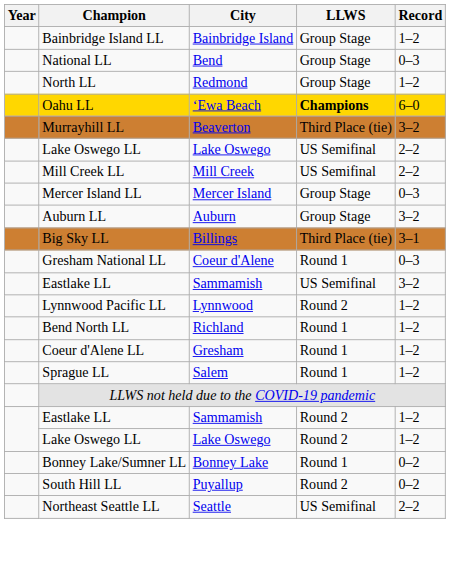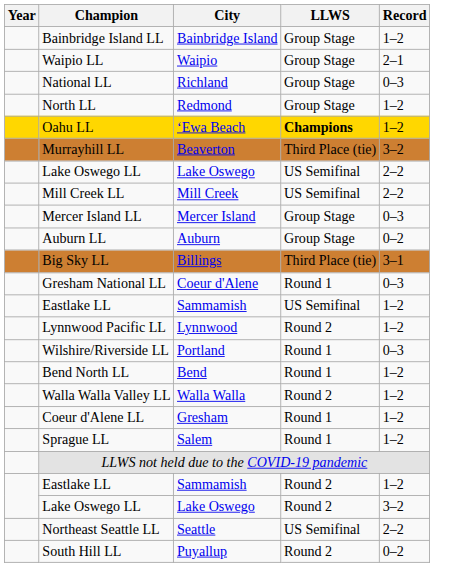+ row: (73, 60)
(208, 60) Bend -> (202, 82) Richland
(409, 104) 6–0 -> (393, 127) 1–2
(409, 216) 3–2 -> (393, 238) 0–2
(409, 283) 3–2 -> (393, 305) 1–2
+ row: (106, 350)
(218, 328) Richland -> (192, 372) Bend
+ row: (106, 395)
(409, 439) 1–2 -> (393, 506) 3–2
- row: (114, 462)
rows swapped: (101, 506) <-> (82, 484)
